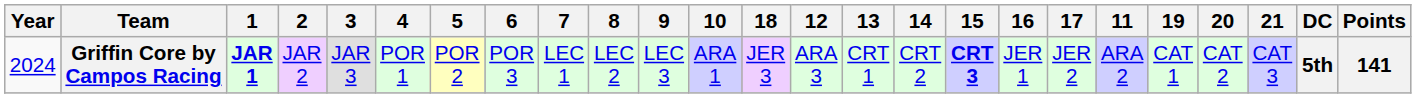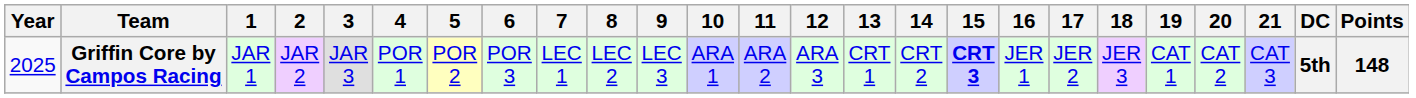columns swapped: (1122, 21) <-> (766, 21)
(33, 65) 2024 -> (33, 65) 2025
(252, 65) bold -> (251, 65) normal
(1374, 65) 141 -> (1372, 65) 148
